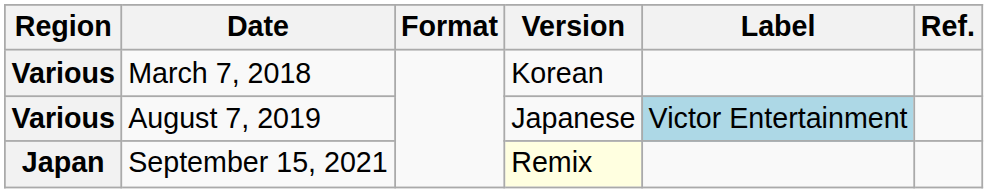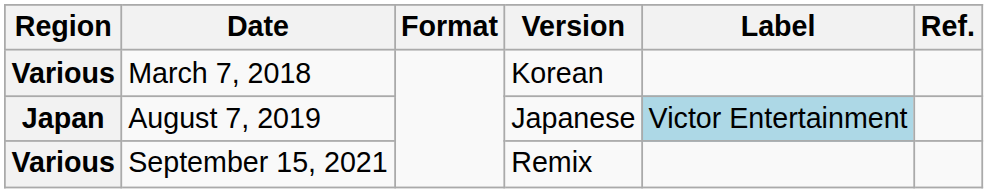(63, 118) Various -> (63, 118) Japan
(63, 163) Japan -> (63, 163) Various
(552, 163) lightyellow background -> (552, 163) no background
